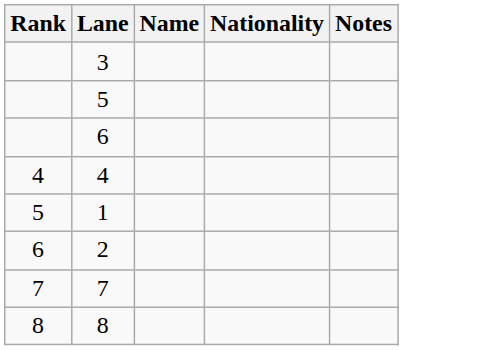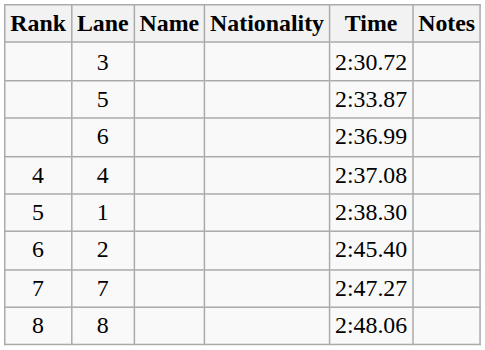+ column: (371, 23)
